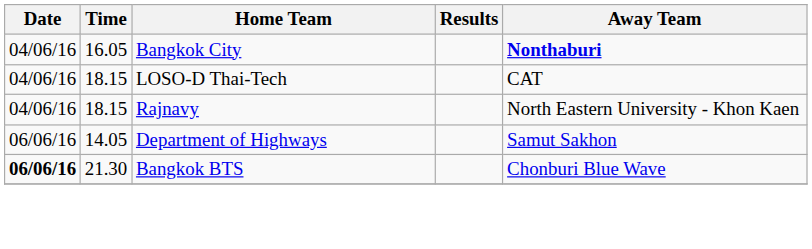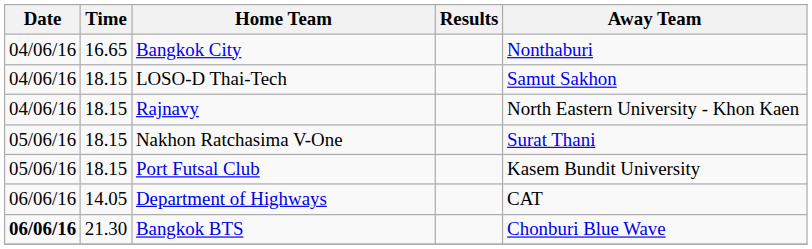(106, 49) 16.05 -> (106, 49) 16.65
(554, 49) bold -> (550, 49) normal
(525, 79) CAT -> (562, 79) Samut Sakhon
+ row: (239, 139)
+ row: (198, 169)
(562, 139) Samut Sakhon -> (525, 199) CAT
